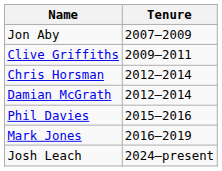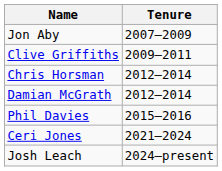- row: (45, 135)
+ row: (45, 135)
